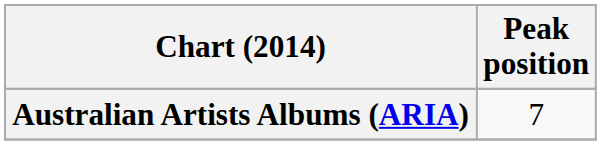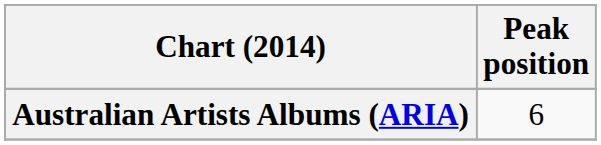(536, 113) 7 -> (536, 113) 6
